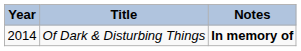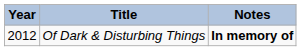(22, 36) 2014 -> (22, 36) 2012
